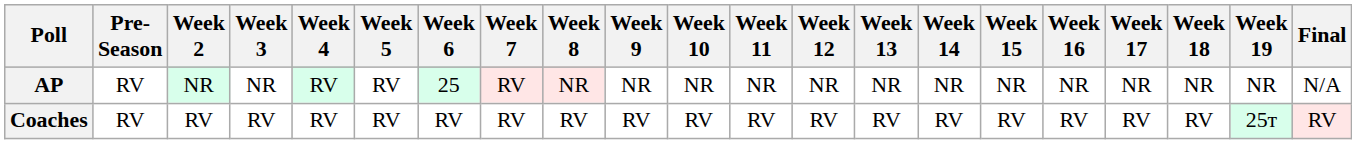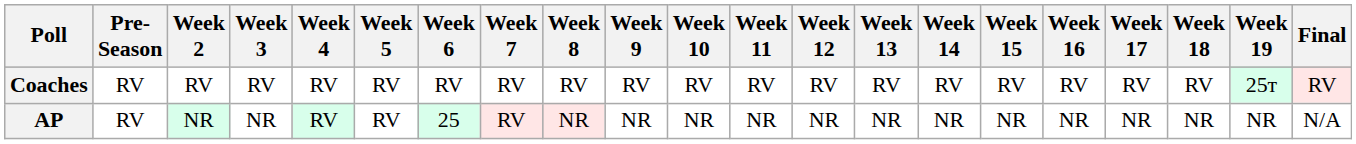rows swapped: (49, 84) <-> (49, 120)
